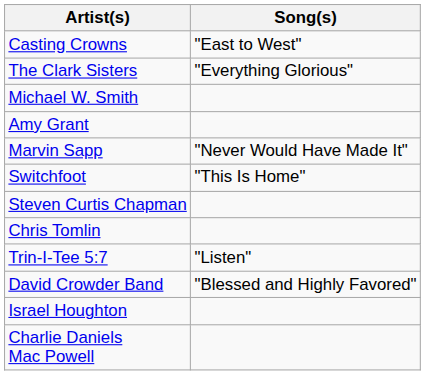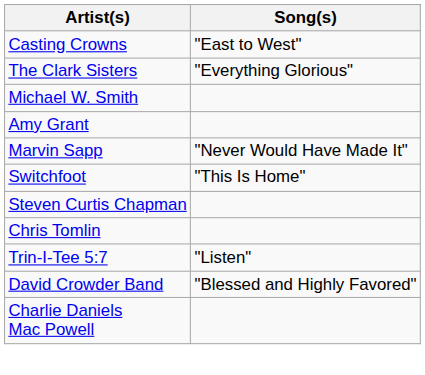- row: (68, 310)
